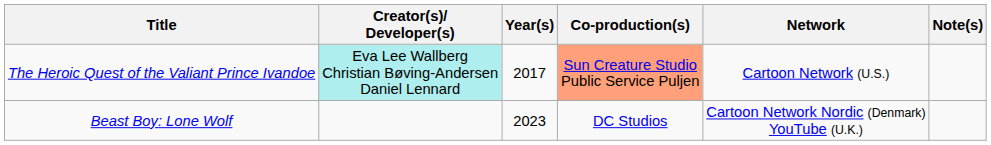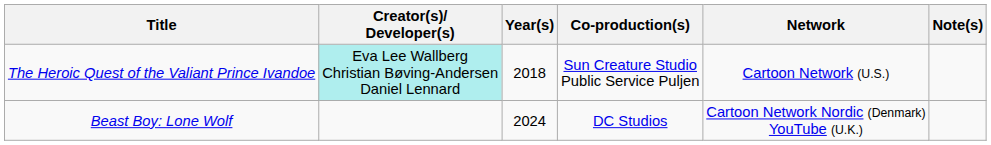(530, 73) 2017 -> (530, 73) 2018
(630, 73) lightsalmon background -> (630, 73) no background
(530, 121) 2023 -> (530, 121) 2024
